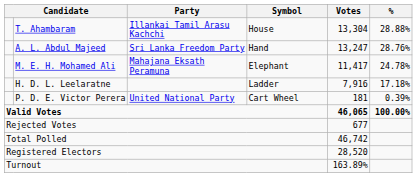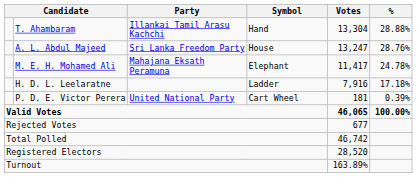(261, 29) House -> (259, 29) Hand
(259, 48) Hand -> (261, 48) House
